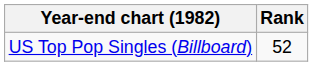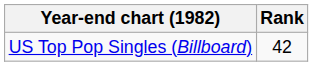(282, 46) 52 -> (282, 46) 42
